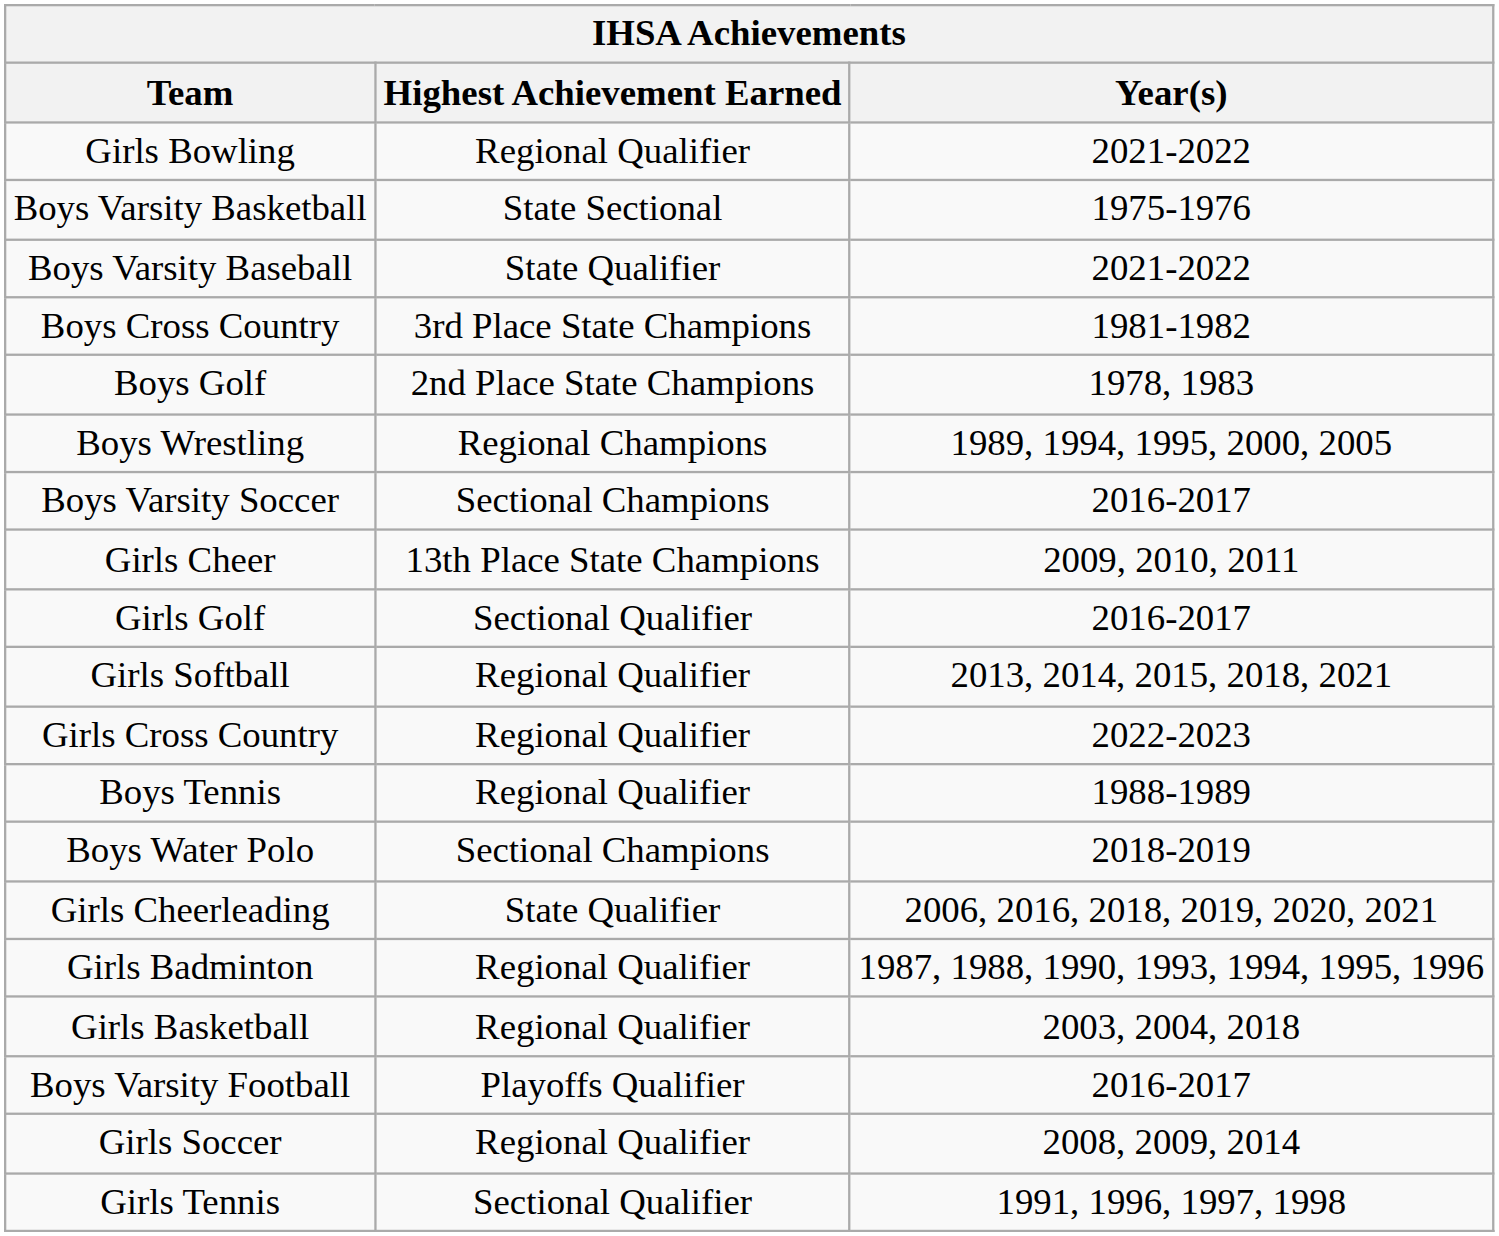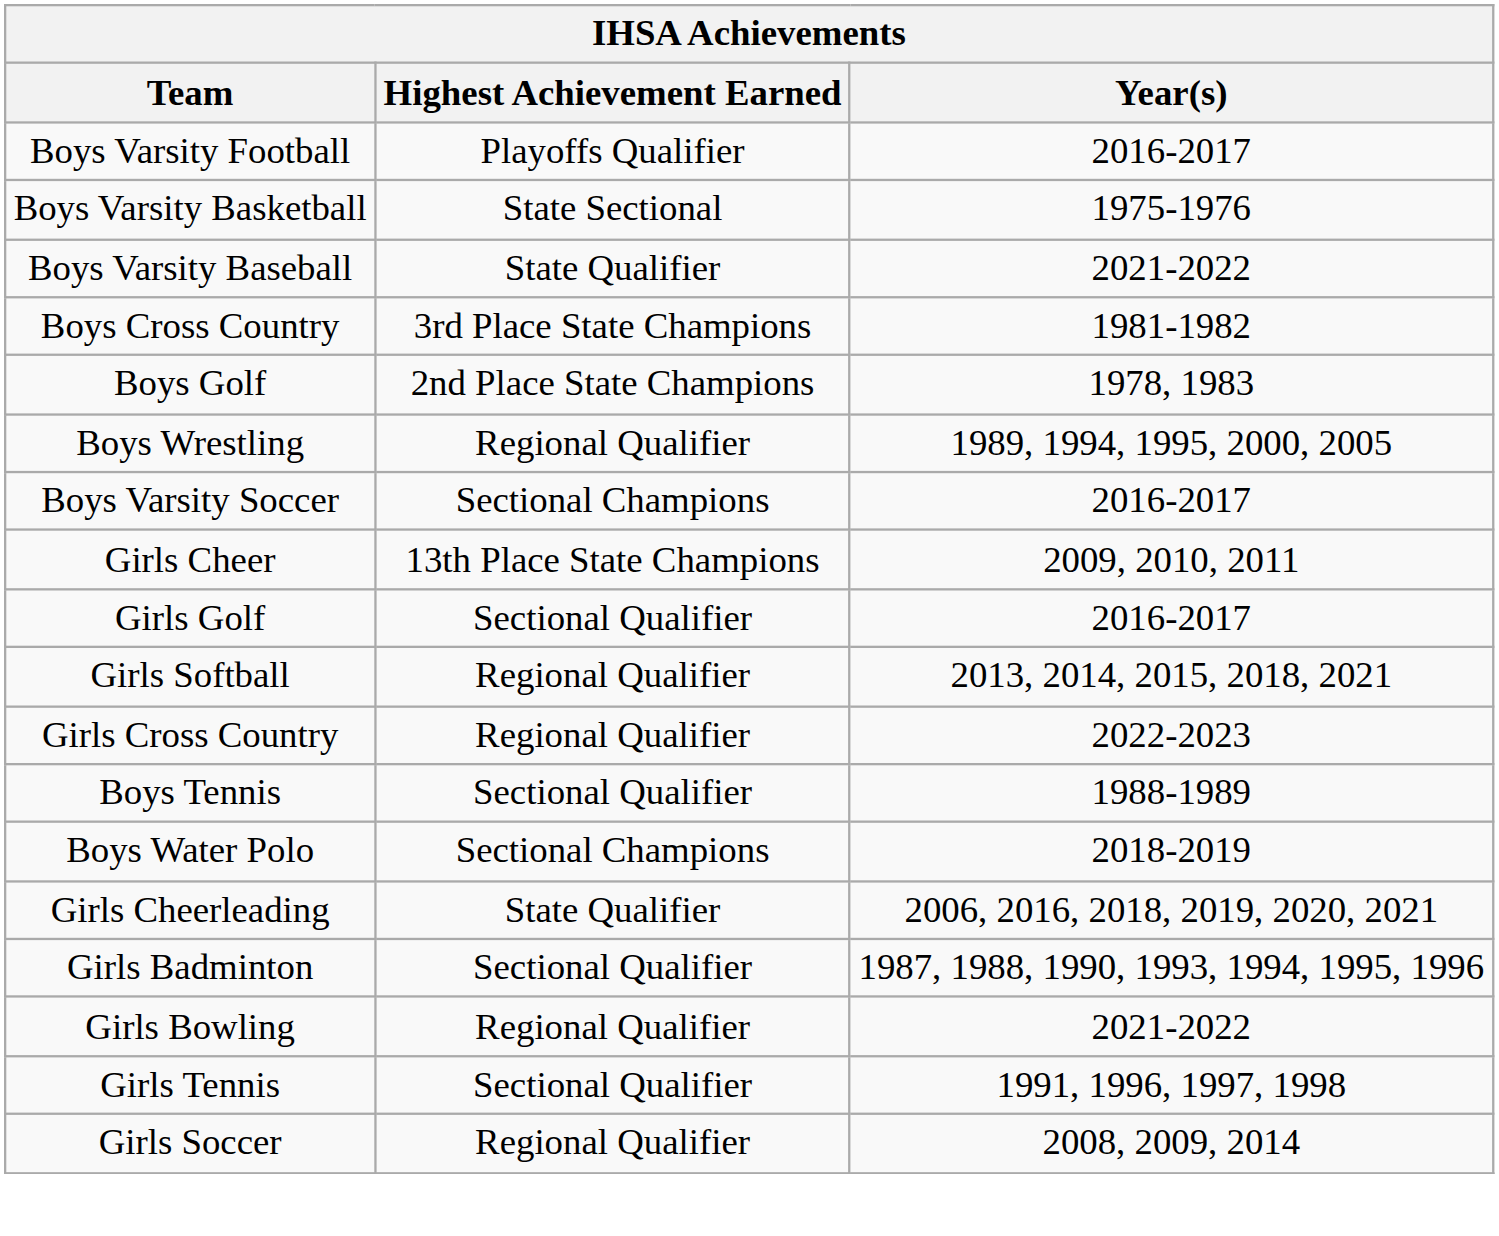rows swapped: (190, 1084) <-> (190, 150)
(613, 442) Regional Champions -> (613, 442) Regional Qualifier
(613, 792) Regional Qualifier -> (613, 792) Sectional Qualifier
(613, 967) Regional Qualifier -> (613, 967) Sectional Qualifier
- row: (190, 1025)
rows swapped: (190, 1142) <-> (190, 1200)
